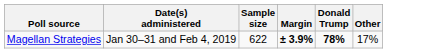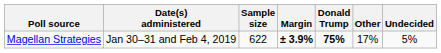+ column: (409, 24)
(334, 40) 78% -> (334, 40) 75%
